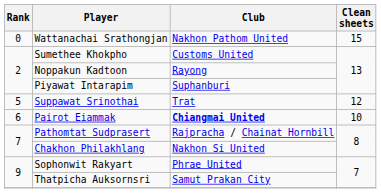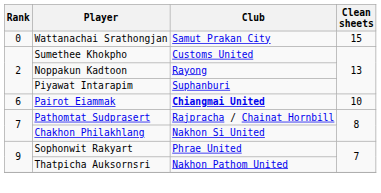(230, 39) Nakhon Pathom United -> (221, 39) Samut Prakan City
- row: (87, 102)
(221, 180) Samut Prakan City -> (230, 164) Nakhon Pathom United
